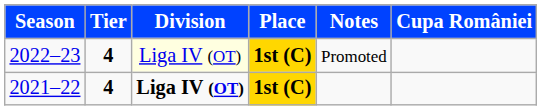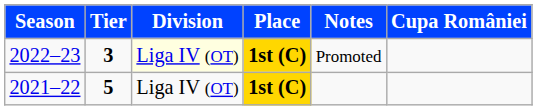(108, 55) 4 -> (108, 55) 3
(108, 88) 4 -> (108, 88) 5
(190, 88) bold -> (187, 88) normal
